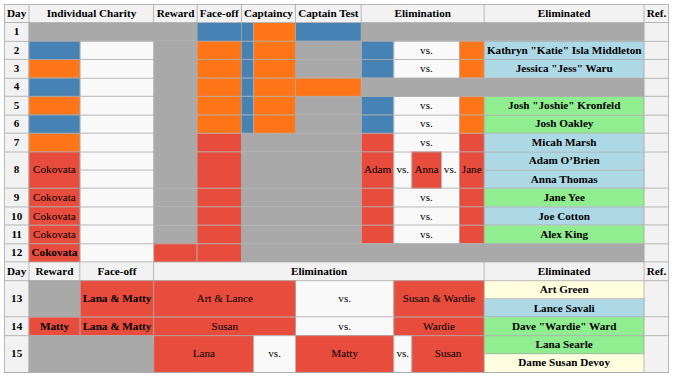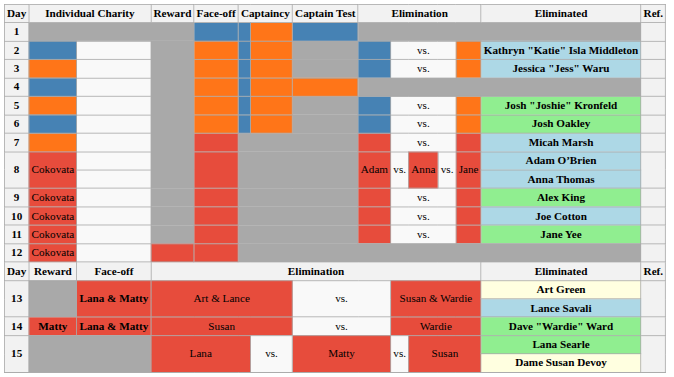(564, 197) Jane Yee -> (561, 197) Alex King
(564, 234) Alex King -> (561, 234) Jane Yee
(54, 252) bold -> (53, 252) normal
